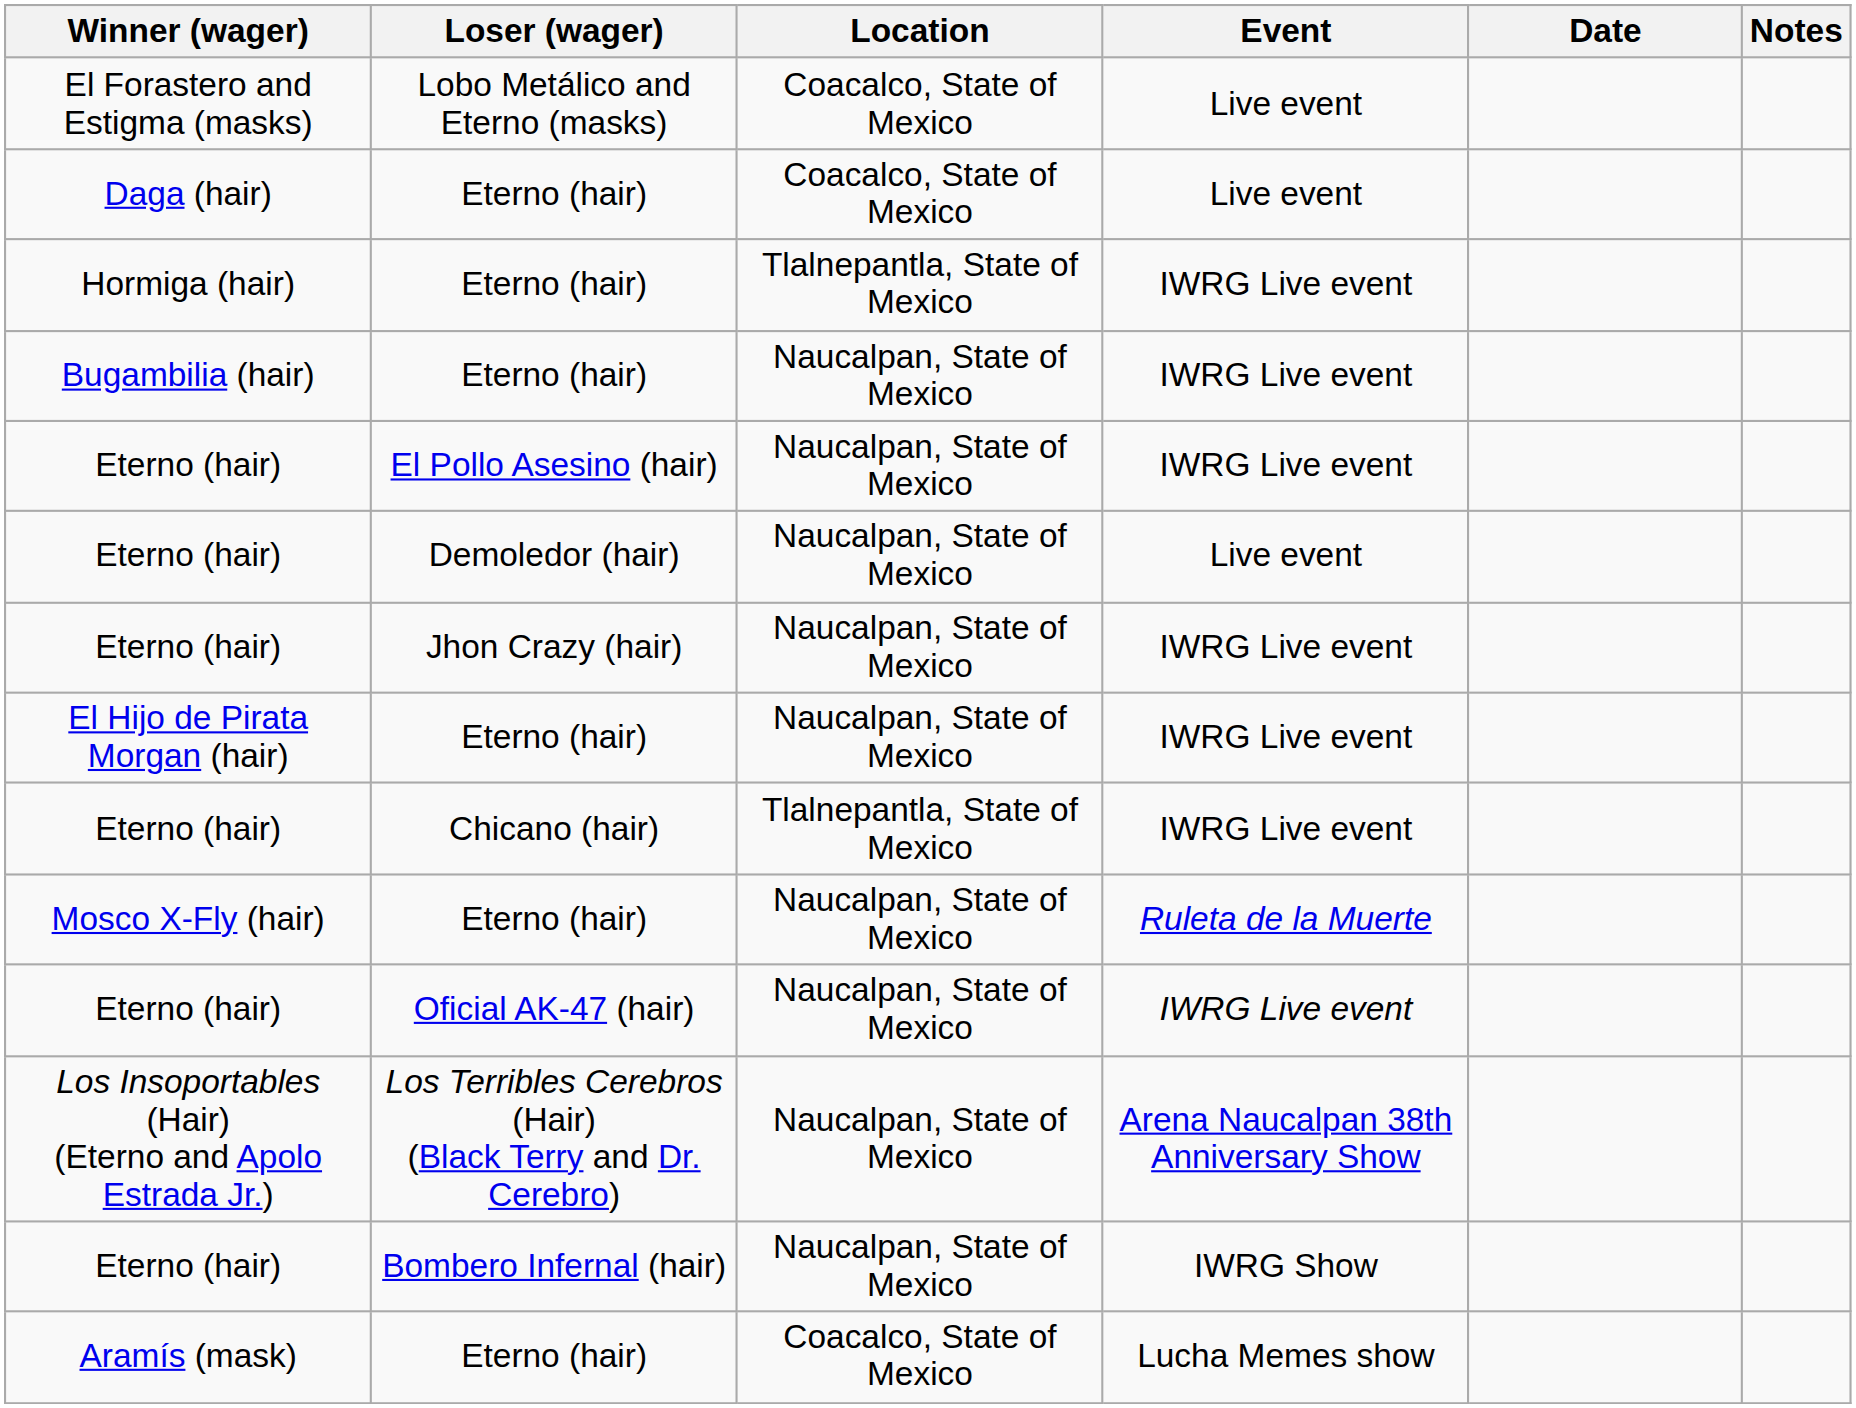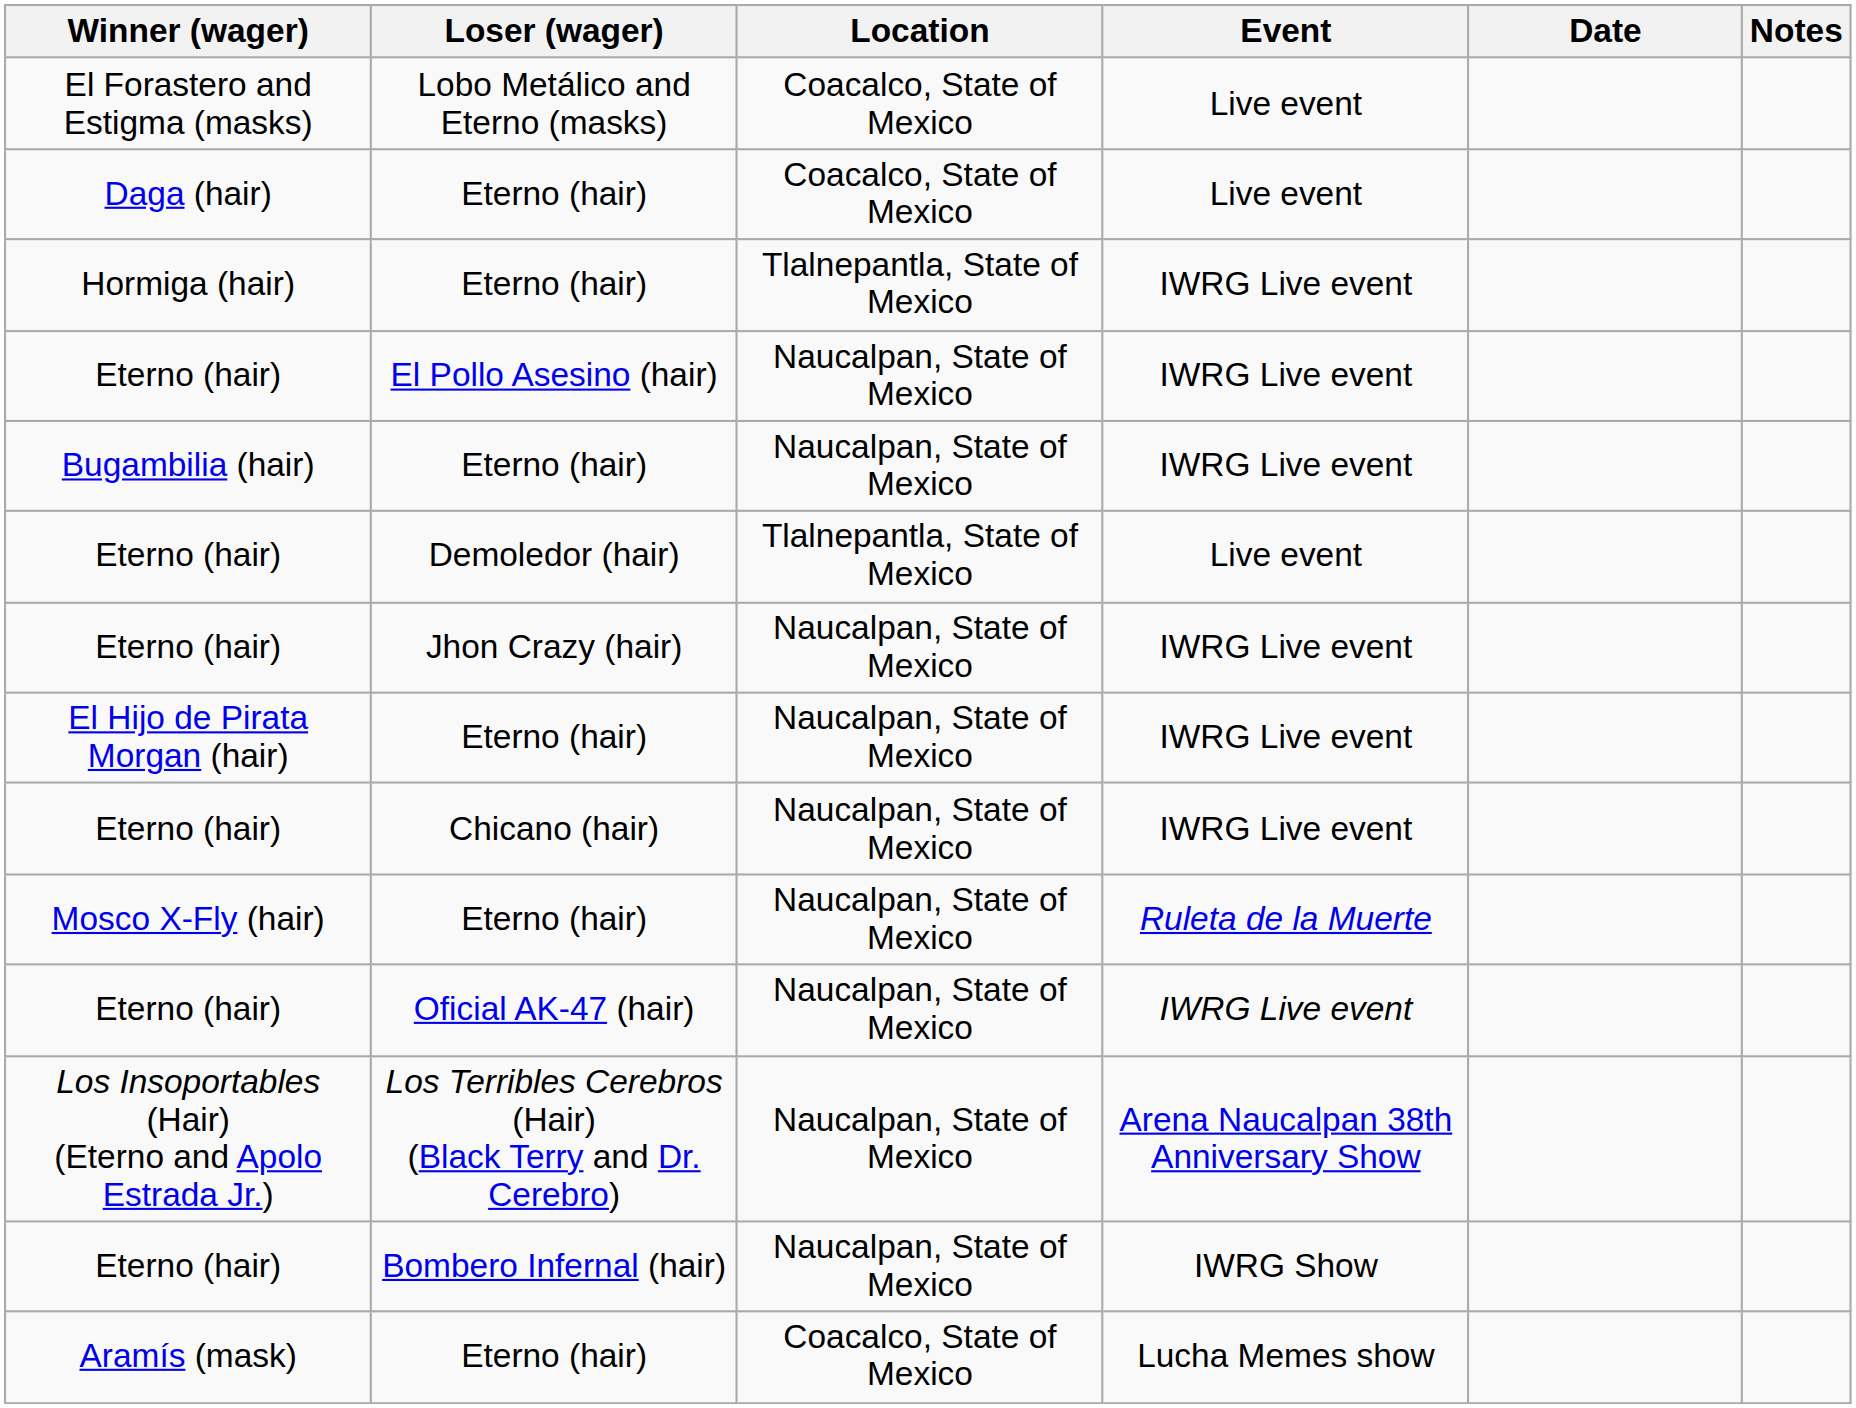rows swapped: (188, 465) <-> (188, 374)
(920, 556) Naucalpan, State of Mexico -> (920, 556) Tlalnepantla, State of Mexico
(920, 828) Tlalnepantla, State of Mexico -> (920, 828) Naucalpan, State of Mexico
